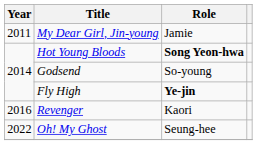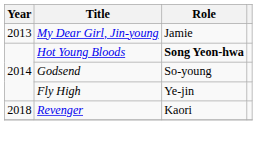(19, 33) 2011 -> (19, 33) 2013
(180, 91) bold -> (179, 91) normal
(19, 110) 2016 -> (19, 110) 2018
- row: (72, 129)
